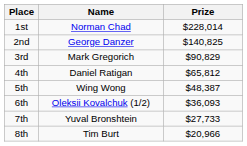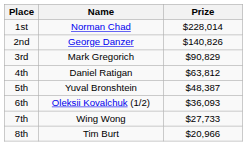(203, 42) $140,825 -> (203, 42) $140,826
(203, 73) $65,812 -> (203, 73) $63,812
(101, 88) Wing Wong -> (101, 88) Yuval Bronshtein
(101, 118) Yuval Bronshtein -> (101, 118) Wing Wong
